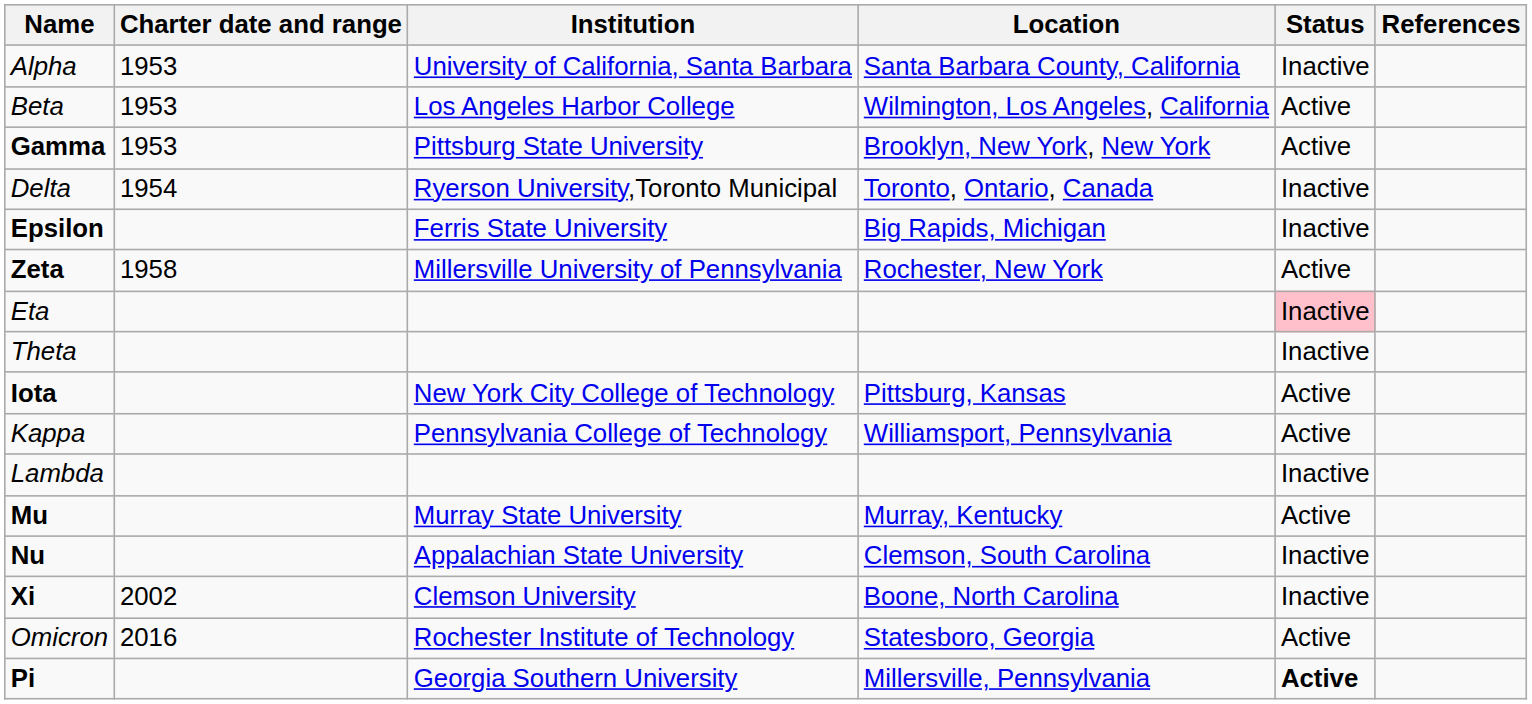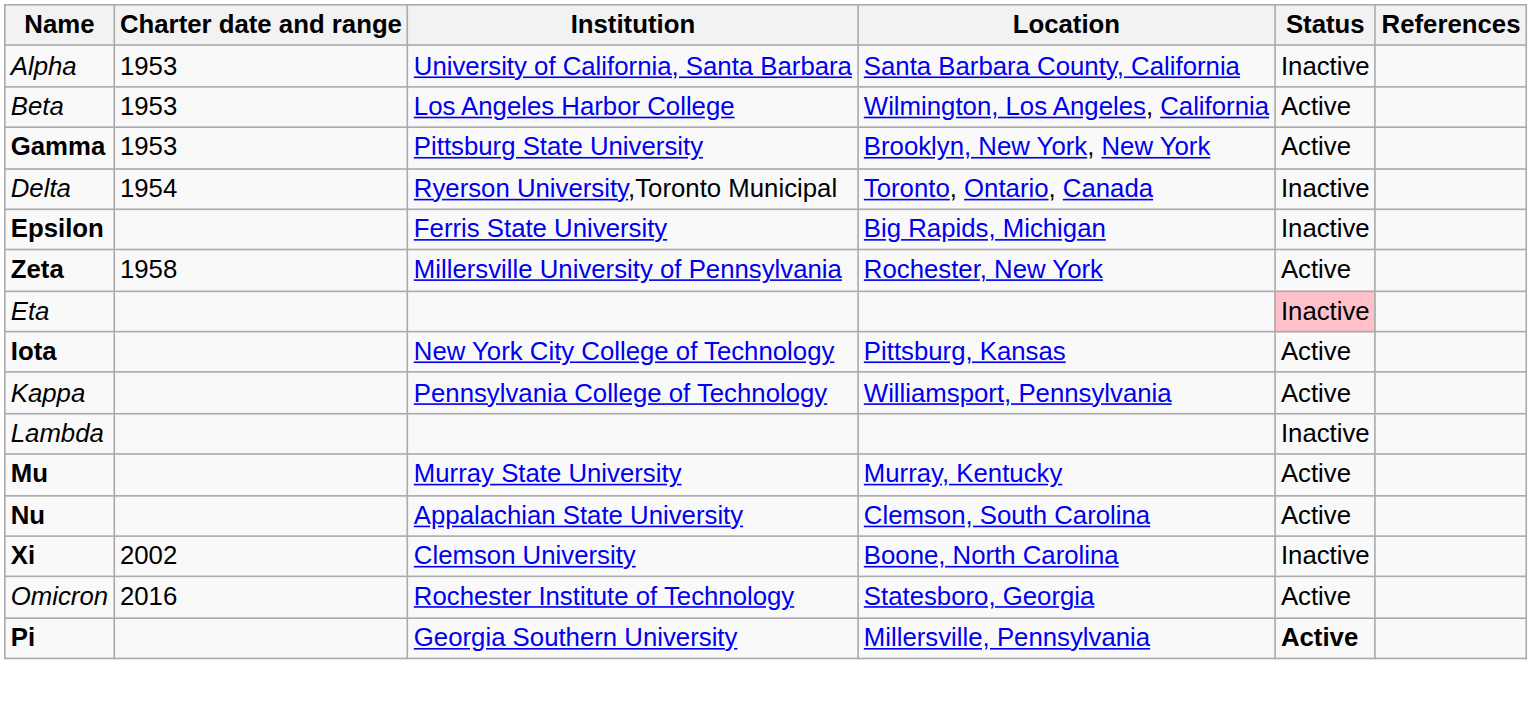- row: (44, 351)
(1325, 556) Inactive -> (1316, 515) Active
